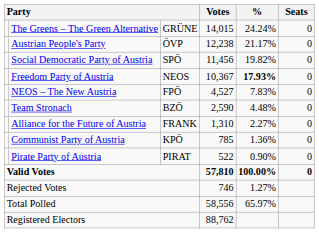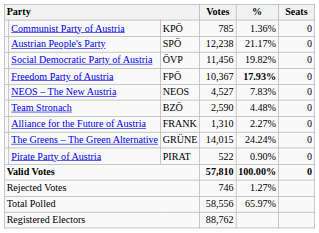rows swapped: (85, 28) <-> (68, 140)
(173, 44) ÖVP -> (172, 44) SPÖ
(172, 60) SPÖ -> (173, 60) ÖVP
(176, 76) NEOS -> (172, 76) FPÖ
(172, 92) FPÖ -> (176, 92) NEOS
